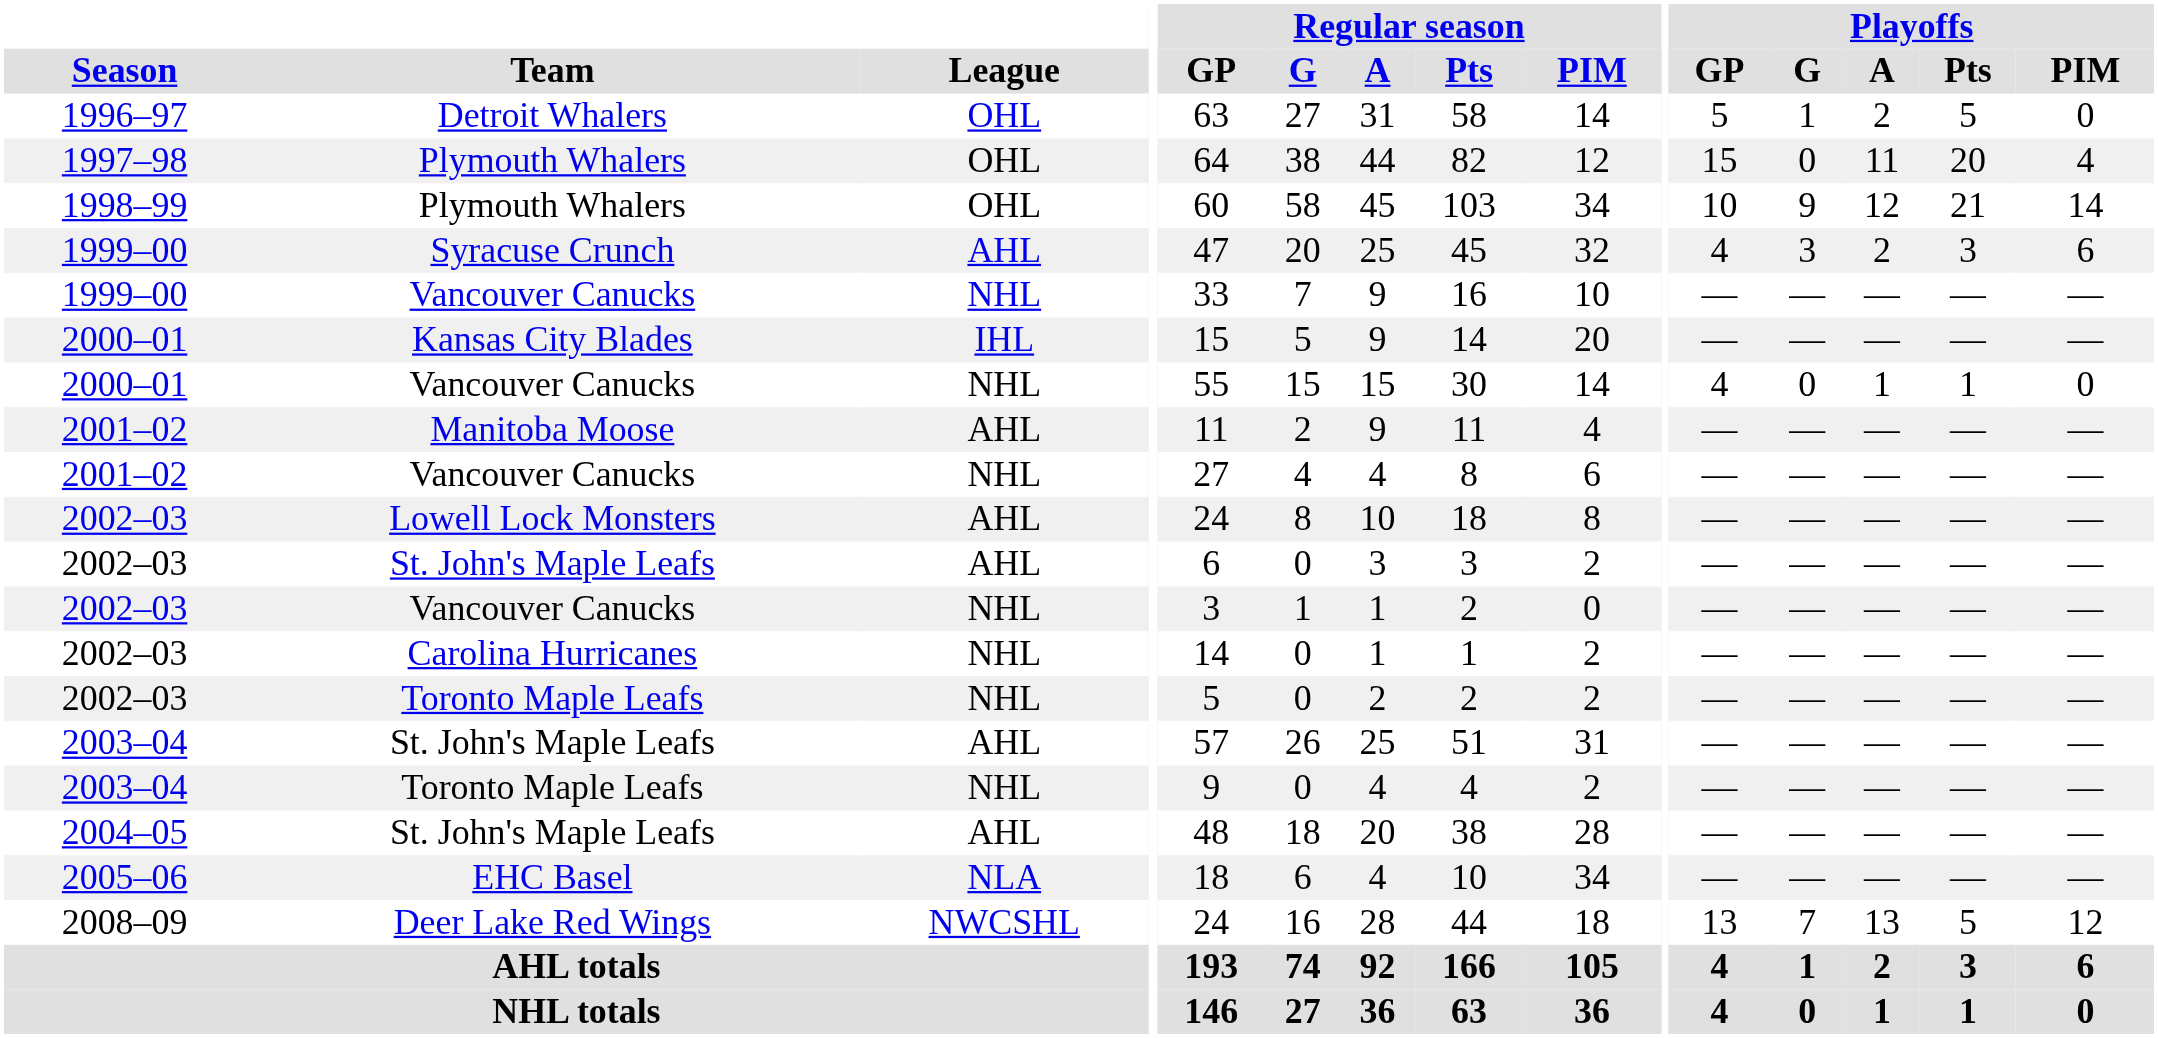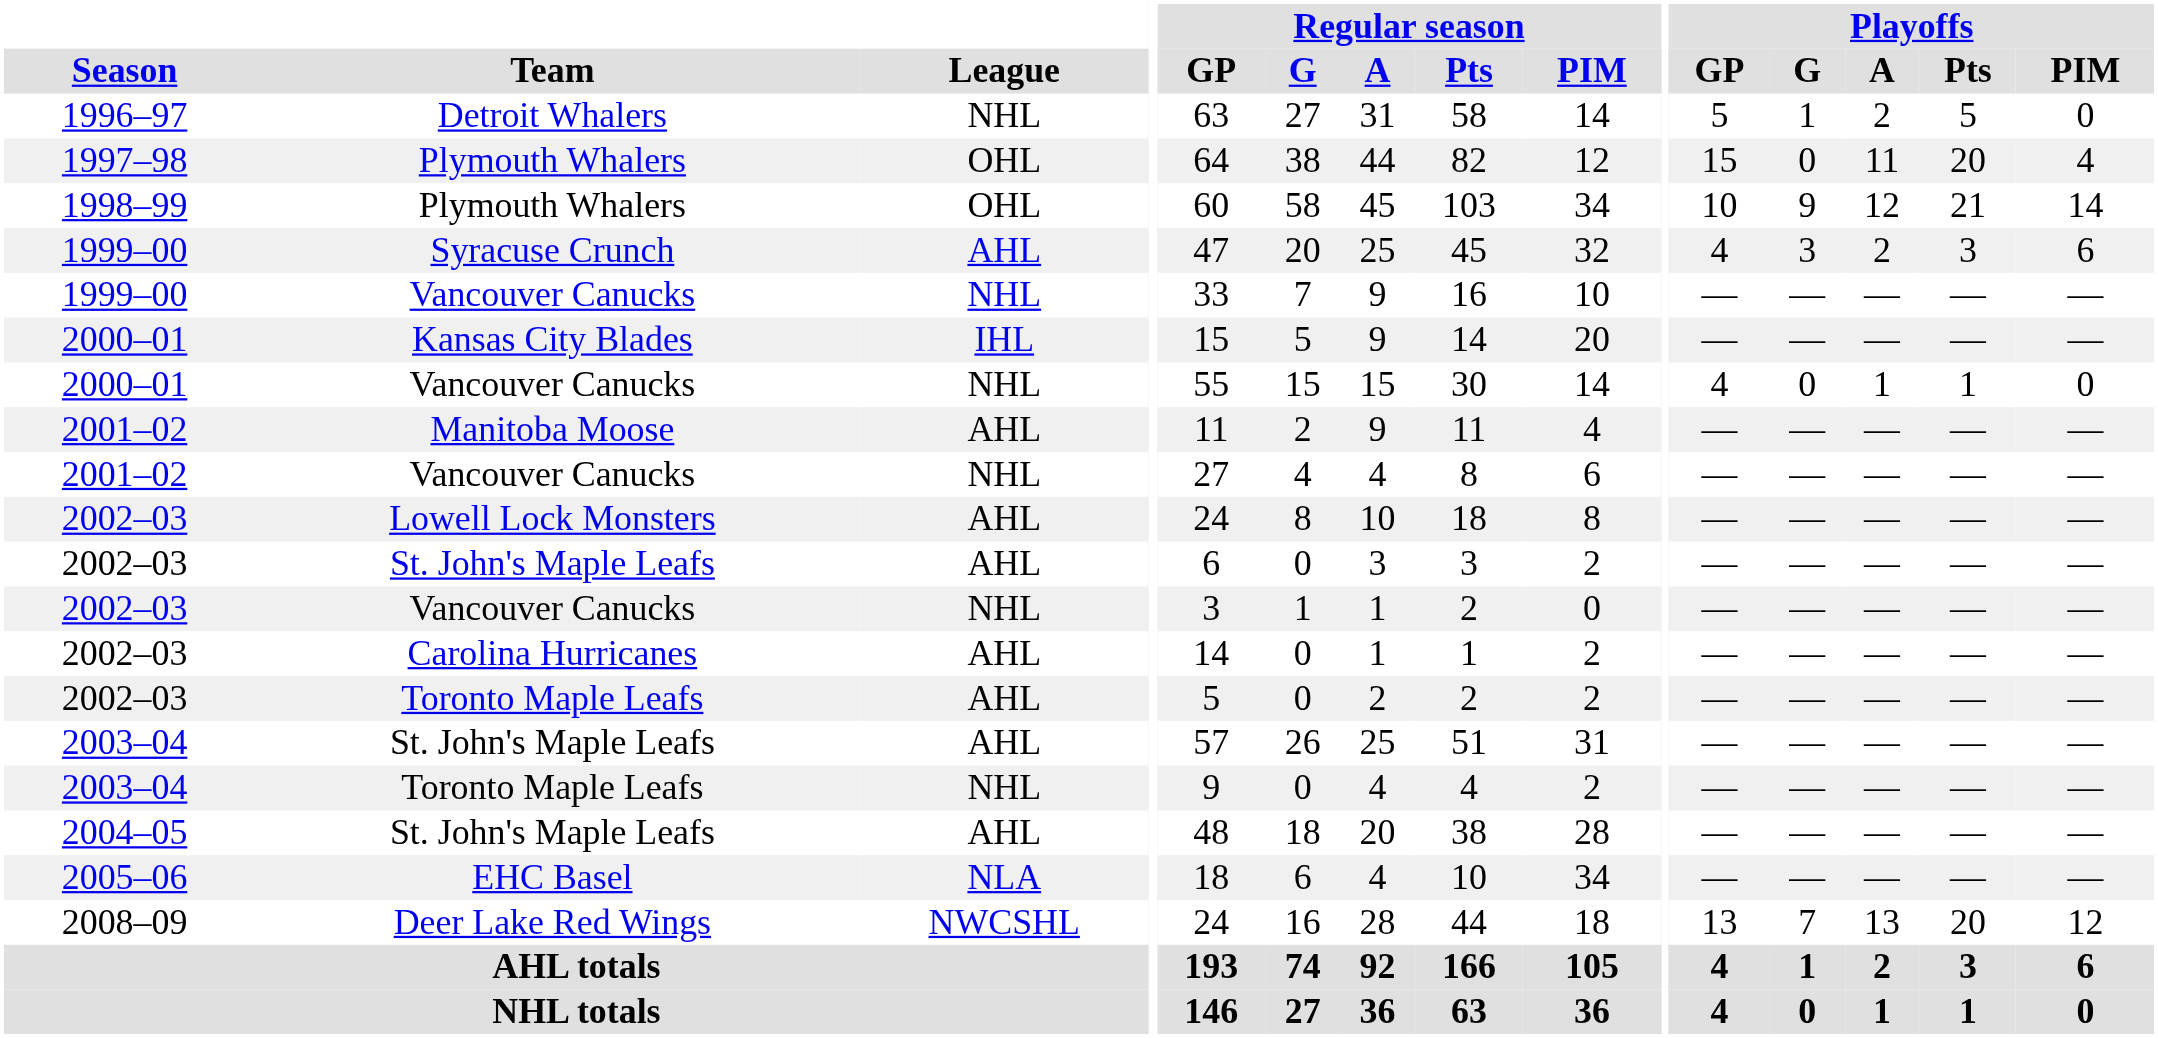(1004, 115) OHL -> (1004, 115) NHL
(1004, 652) NHL -> (1004, 652) AHL
(1004, 697) NHL -> (1004, 697) AHL
(1968, 921) 5 -> (1968, 921) 20
